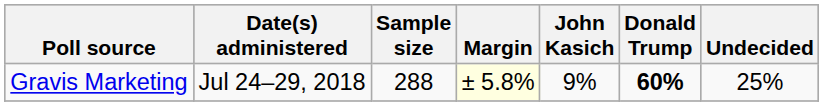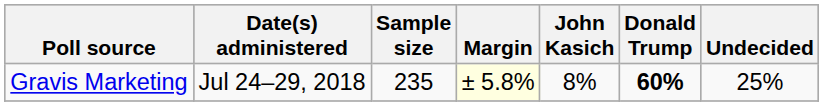(414, 83) 288 -> (414, 83) 235
(580, 83) 9% -> (580, 83) 8%
